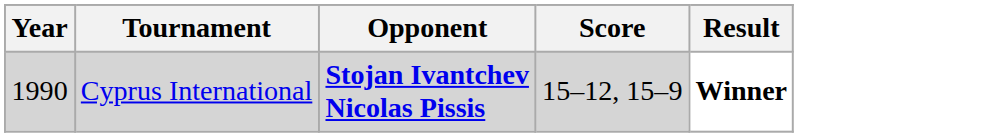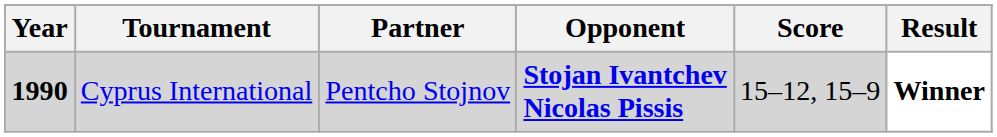+ column: (418, 28)
(40, 90) normal -> (40, 90) bold
